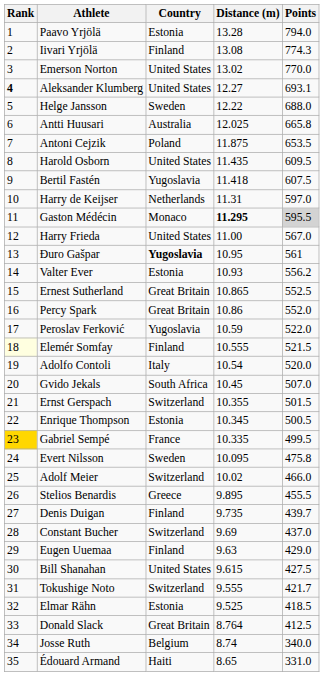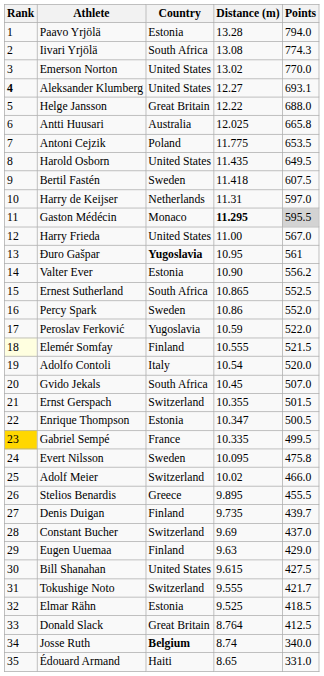(166, 50) Finland -> (178, 50) South Africa
(167, 106) Sweden -> (179, 106) Great Britain
(232, 143) 11.875 -> (232, 143) 11.775
(298, 161) 609.5 -> (298, 161) 649.5
(174, 180) Yugoslavia -> (167, 180) Sweden
(229, 273) 10.93 -> (229, 273) 10.90
(179, 291) Great Britain -> (178, 291) South Africa
(179, 310) Great Britain -> (167, 310) Sweden
(232, 421) 10.345 -> (232, 421) 10.347
(168, 643) normal -> (169, 643) bold
